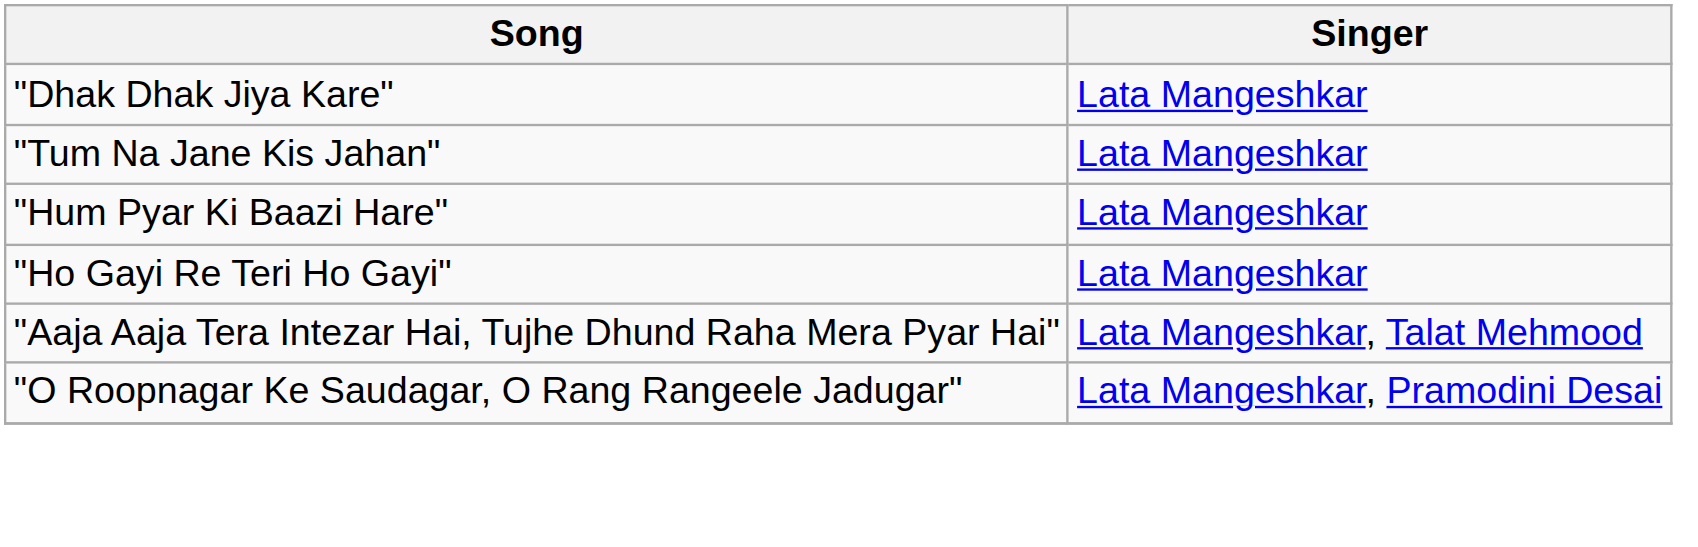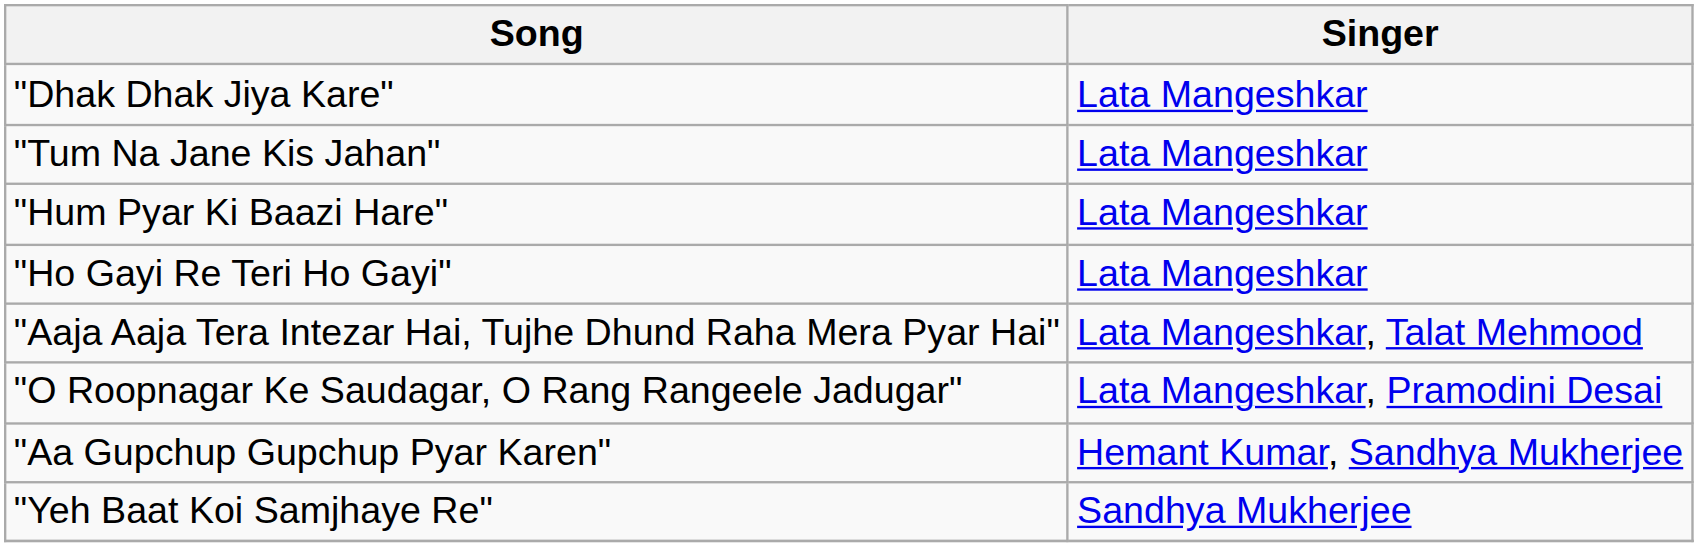+ row: (313, 451)
+ row: (253, 511)
